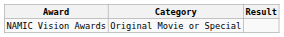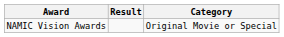columns swapped: (176, 11) <-> (261, 11)
